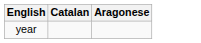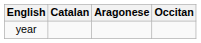+ column: (174, 13)
